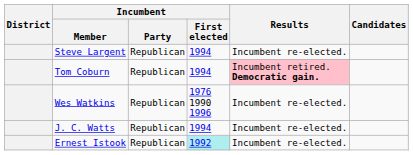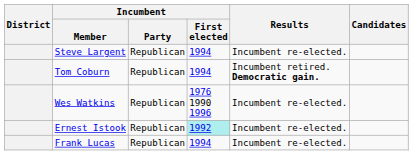(281, 72) pink background -> (281, 72) no background
- row: (85, 128)
+ row: (85, 143)
